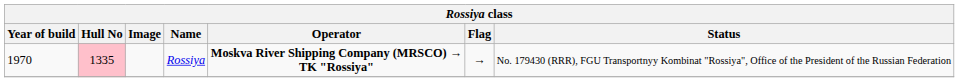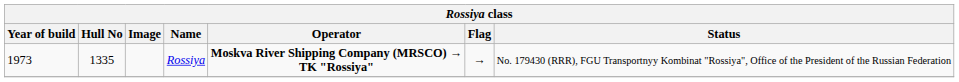(20, 60) 1970 -> (20, 60) 1973
(102, 60) pink background -> (102, 60) no background
